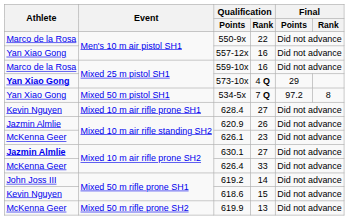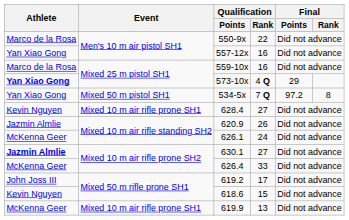(263, 138) 23 -> (263, 138) 24
(263, 180) 14 -> (263, 180) 17
(135, 208) Mixed 50 m rifle prone SH2 -> (141, 208) Mixed 10 m air rifle prone SH1
